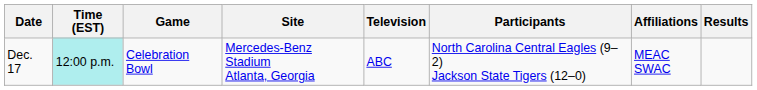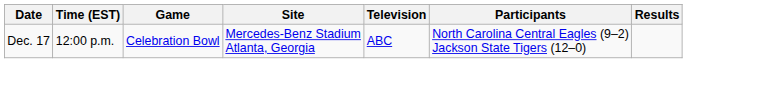- column: (666, 21)
(85, 62) paleturquoise background -> (85, 41) no background
